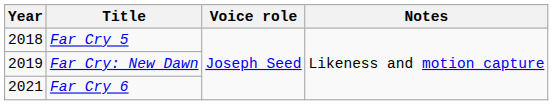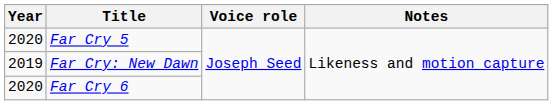(26, 40) 2018 -> (26, 40) 2020
(26, 88) 2021 -> (26, 88) 2020
